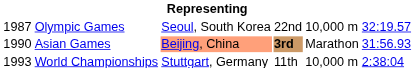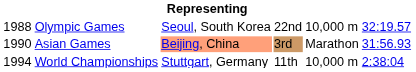(17, 26) 1987 -> (17, 26) 1988
(284, 44) bold -> (283, 44) normal
(17, 61) 1993 -> (17, 61) 1994
